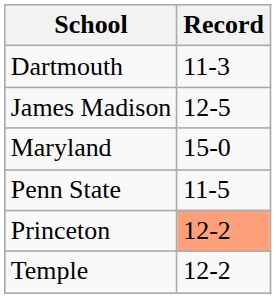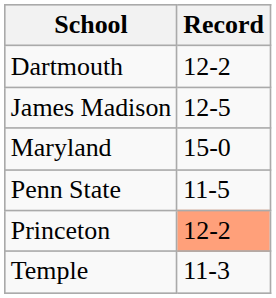(207, 66) 11-3 -> (207, 66) 12-2
(207, 271) 12-2 -> (207, 271) 11-3
